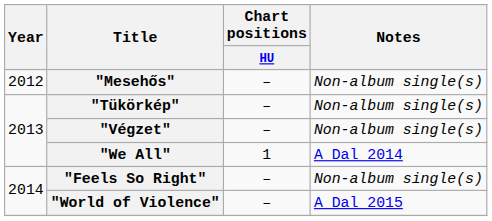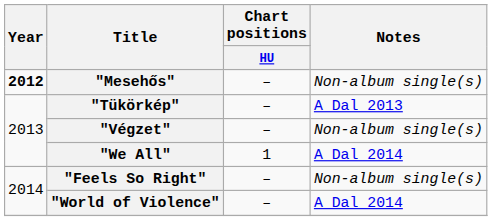(26, 82) normal -> (26, 82) bold
(398, 106) Non-album single(s) -> (358, 106) A Dal 2013
(358, 203) A Dal 2015 -> (358, 203) A Dal 2014
